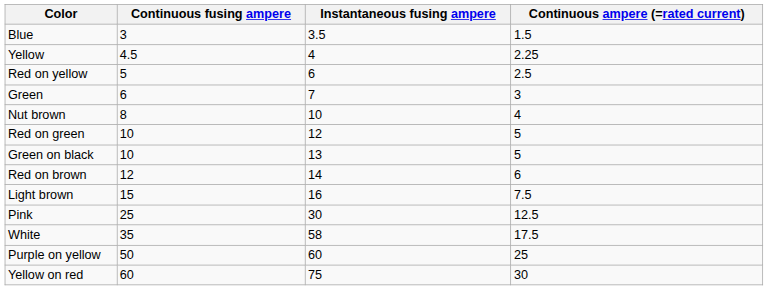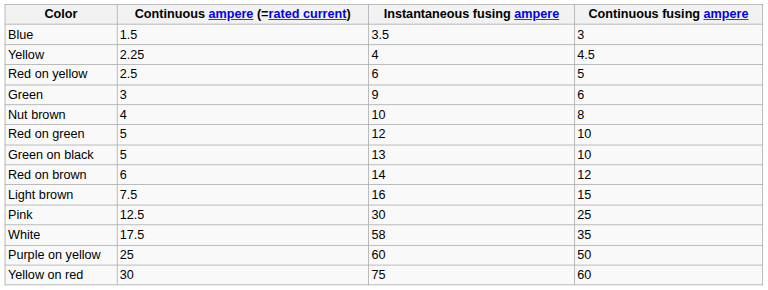columns swapped: (637, 14) <-> (211, 14)
(312, 94) 7 -> (375, 94) 9
